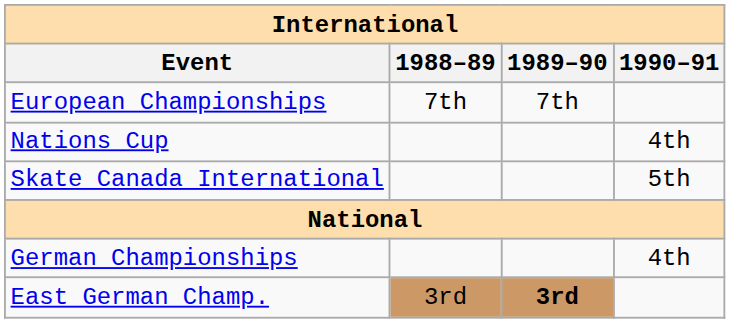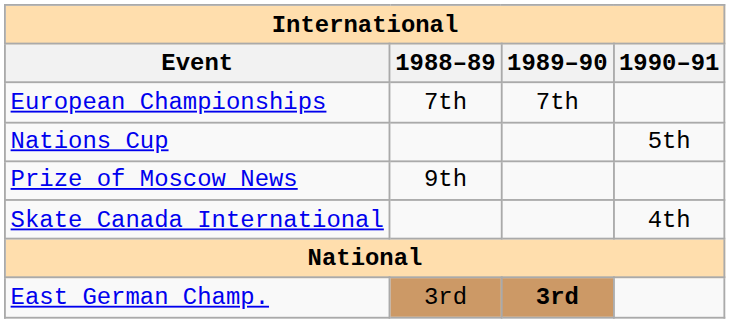(669, 141) 4th -> (669, 141) 5th
+ row: (154, 180)
(669, 180) 5th -> (669, 219) 4th
- row: (154, 258)
